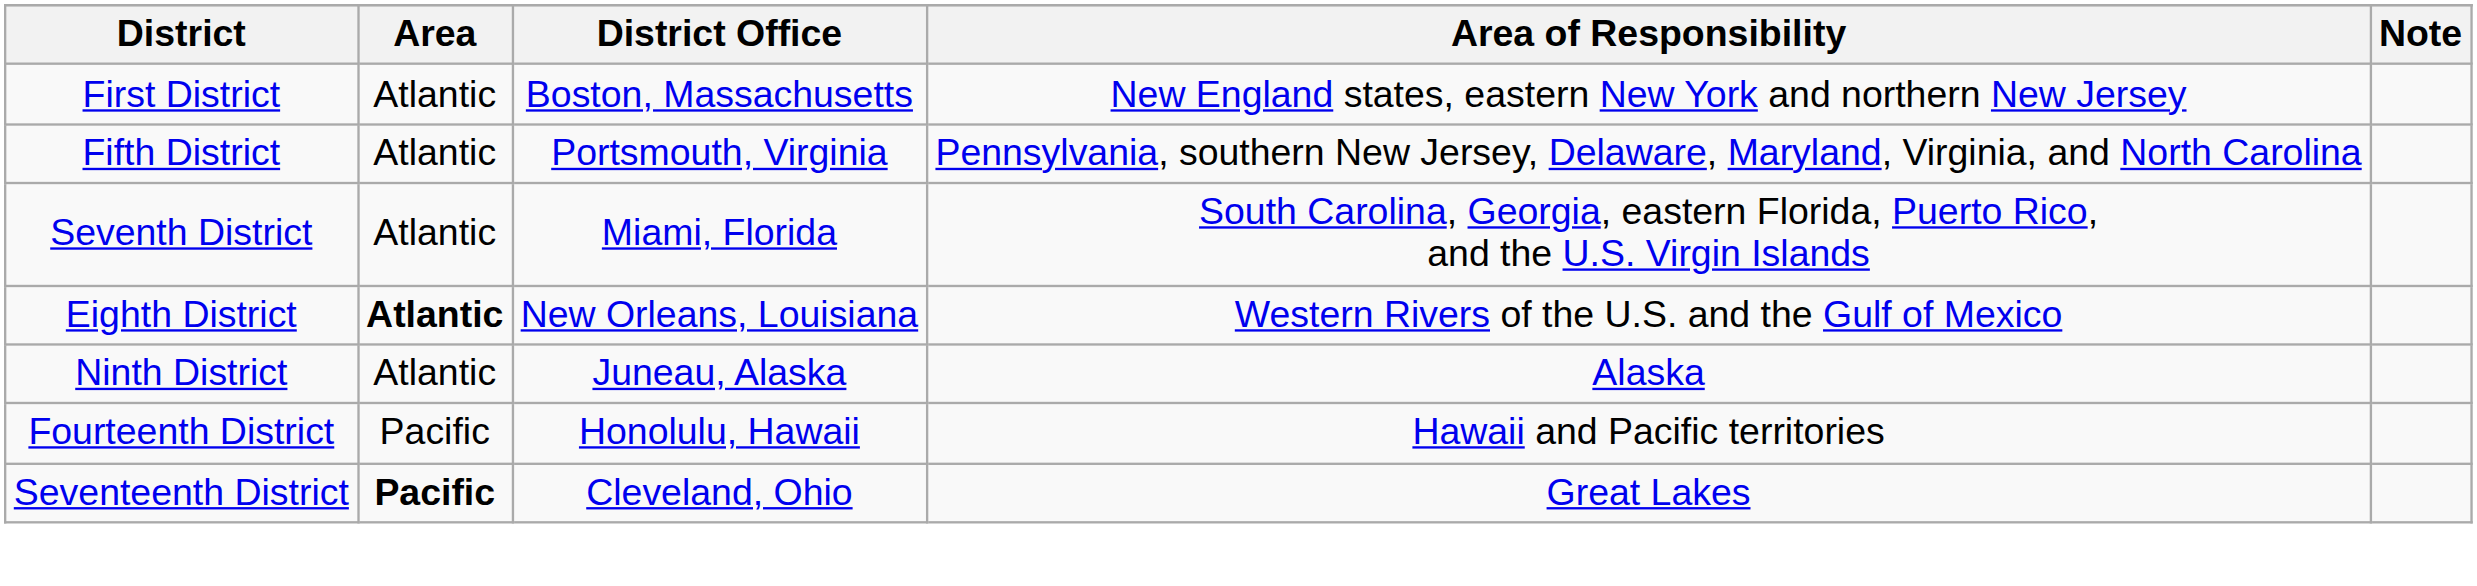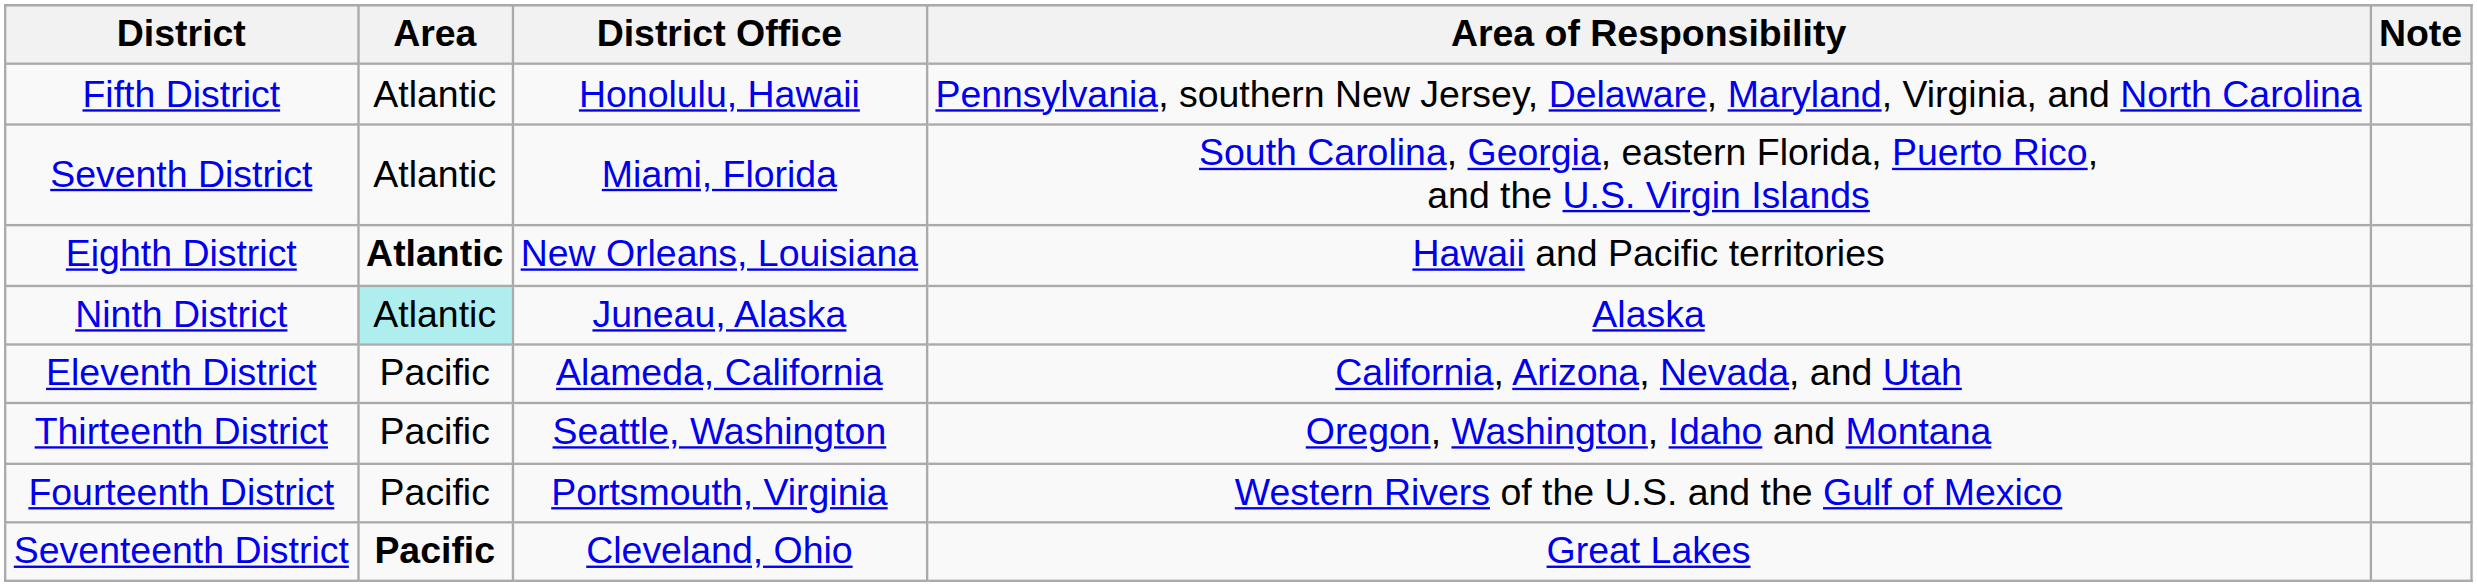- row: (181, 93)
(719, 152) Portsmouth, Virginia -> (719, 93) Honolulu, Hawaii
(1649, 313) Western Rivers of the U.S. and the Gulf of Mexico -> (1649, 254) Hawaii and Pacific territories
(435, 373) no background -> (435, 313) paleturquoise background
+ row: (181, 373)
+ row: (181, 432)
(719, 432) Honolulu, Hawaii -> (719, 491) Portsmouth, Virginia
(1649, 432) Hawaii and Pacific territories -> (1649, 491) Western Rivers of the U.S. and the Gulf of Mexico
